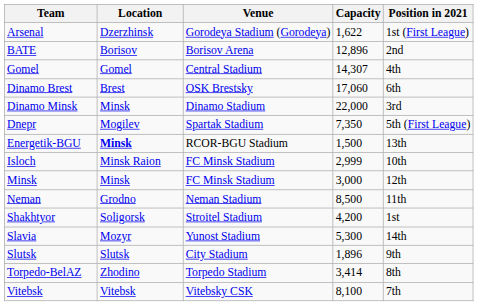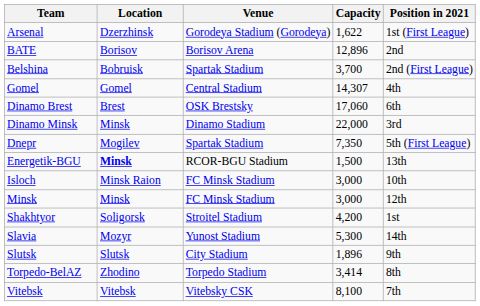+ row: (27, 69)
(349, 161) 2,999 -> (349, 180) 3,000
- row: (24, 198)
